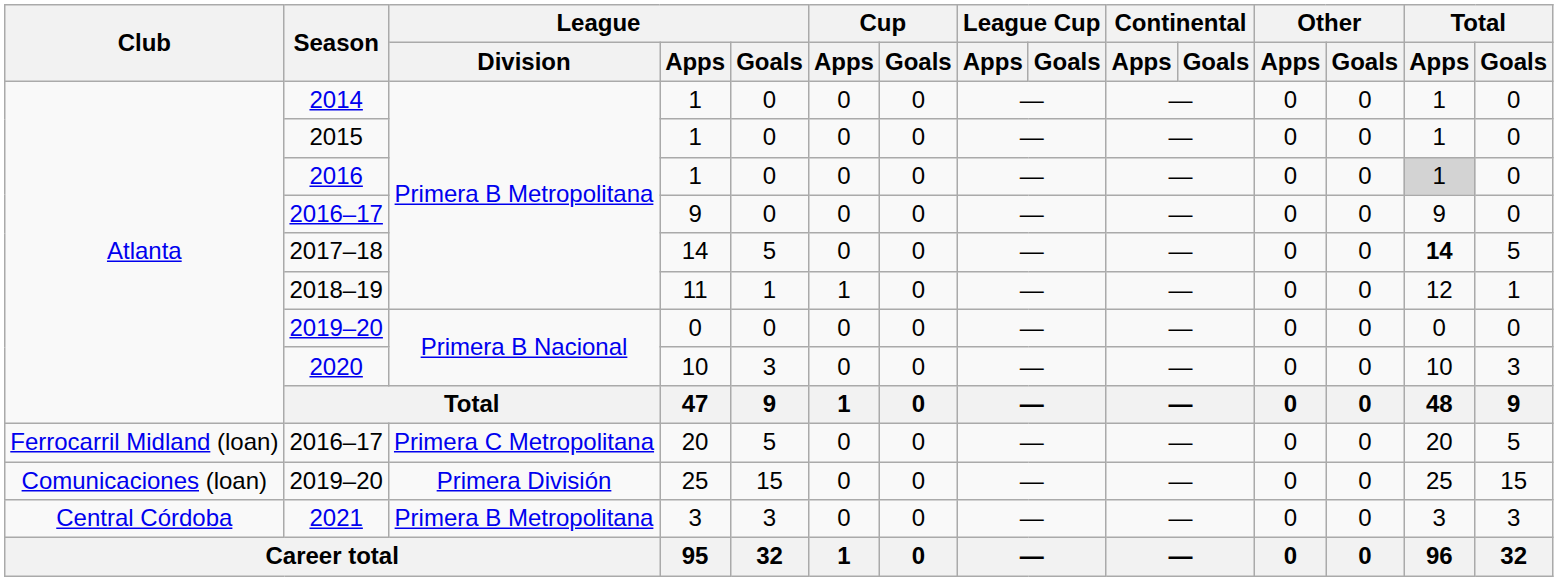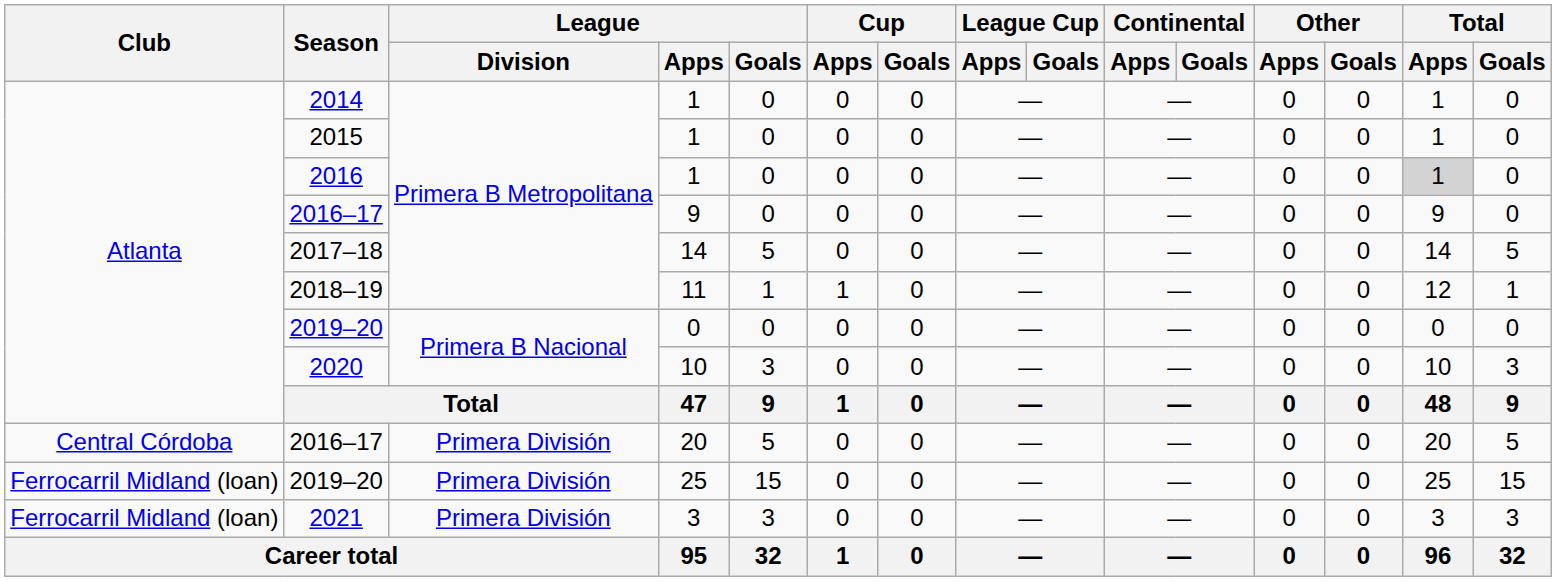(1439, 251) bold -> (1438, 251) normal
(144, 442) Ferrocarril Midland (loan) -> (144, 442) Central Córdoba
(524, 442) Primera C Metropolitana -> (523, 442) Primera División
(144, 480) Comunicaciones (loan) -> (144, 480) Ferrocarril Midland (loan)
(144, 518) Central Córdoba -> (144, 518) Ferrocarril Midland (loan)
(524, 518) Primera B Metropolitana -> (523, 518) Primera División
